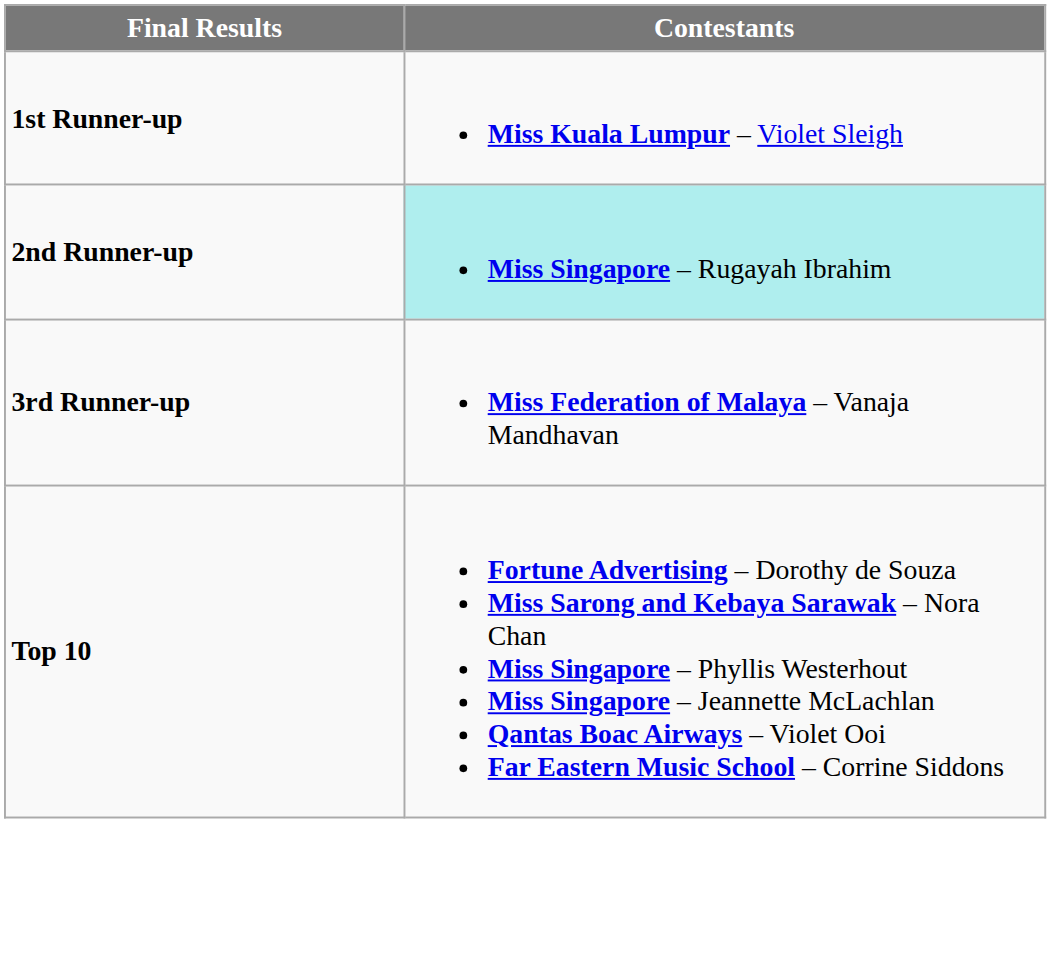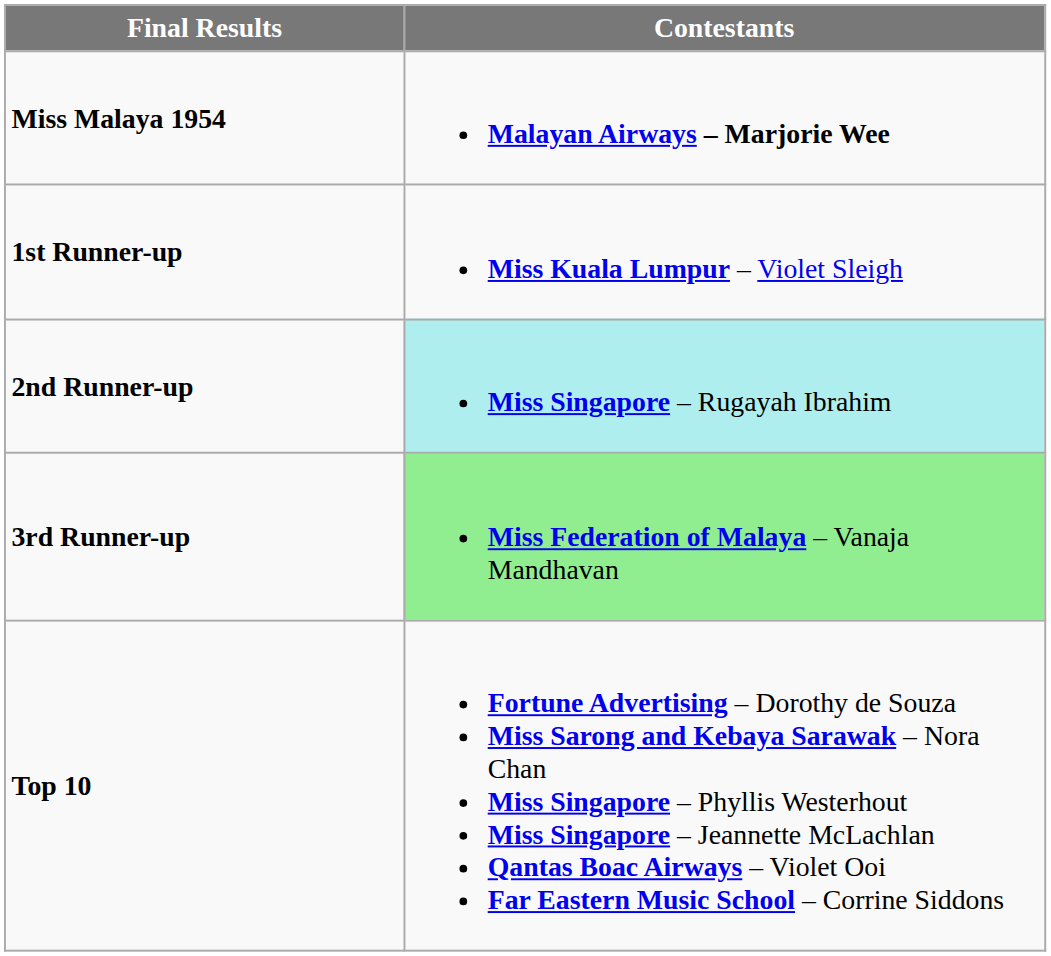+ row: (119, 117)
(724, 419) no background -> (724, 554) lightgreen background
